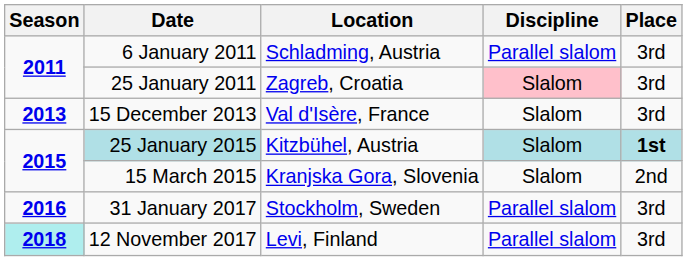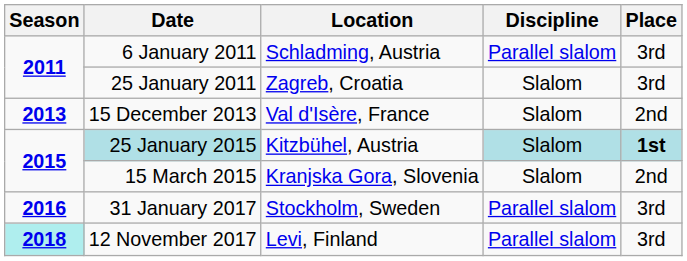(552, 83) pink background -> (552, 83) no background
(651, 114) 3rd -> (651, 114) 2nd
